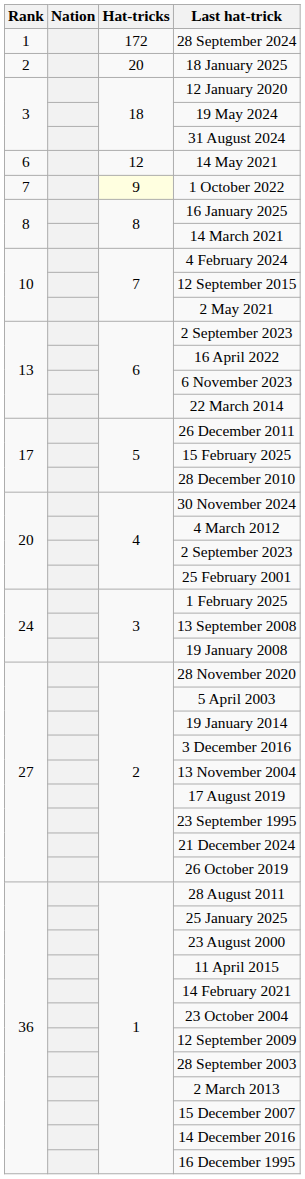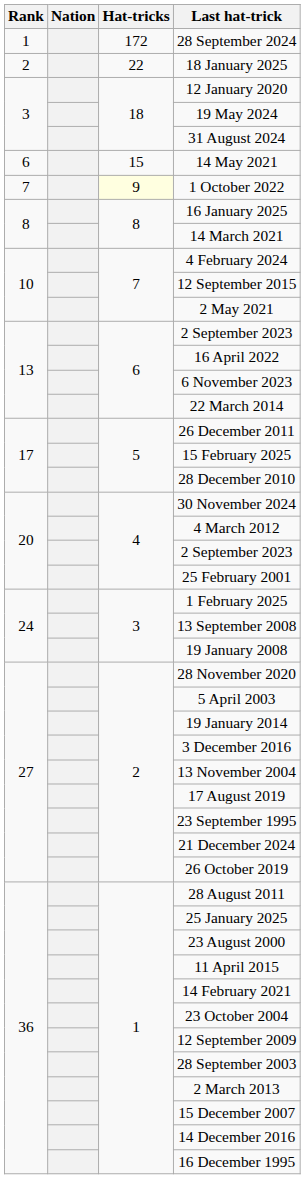(136, 65) 20 -> (136, 65) 22
(136, 162) 12 -> (136, 162) 15
